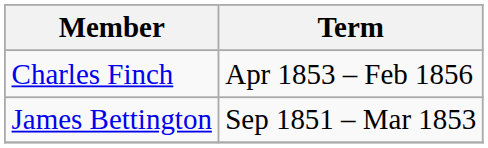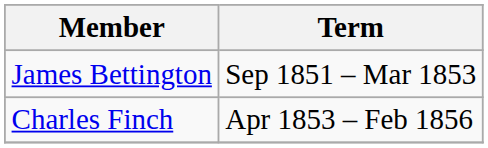rows swapped: (112, 119) <-> (92, 73)
